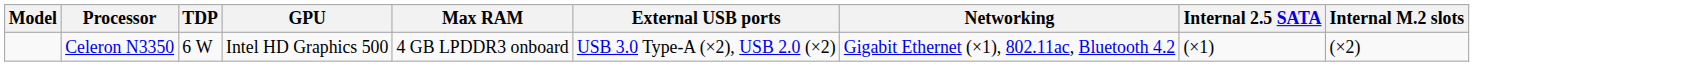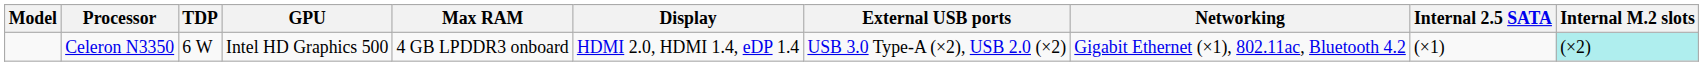+ column: (688, 18)
(1345, 46) no background -> (1575, 46) paleturquoise background
